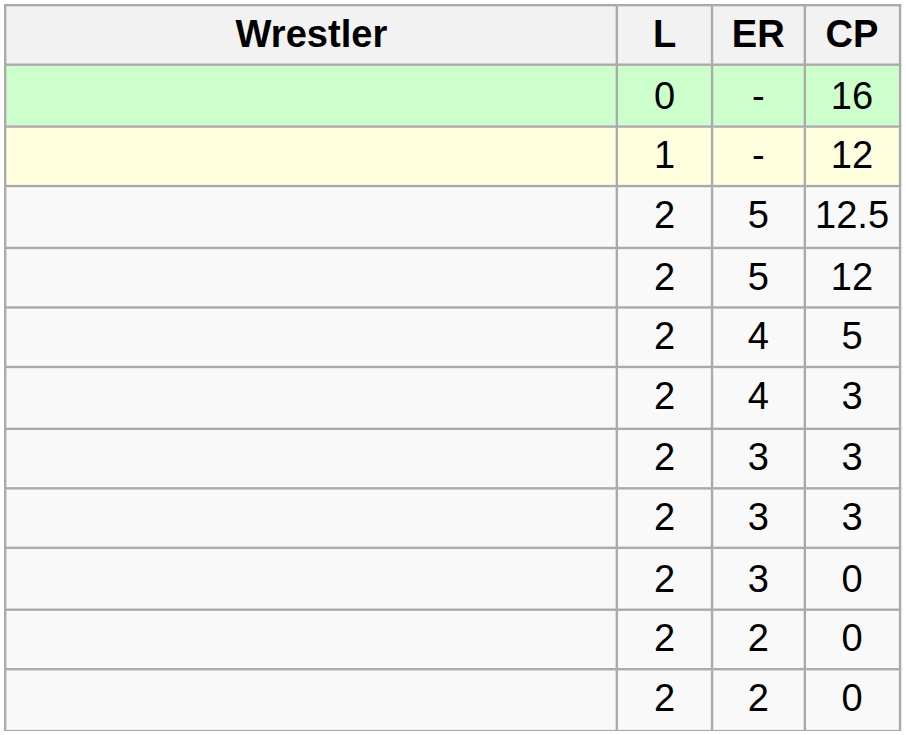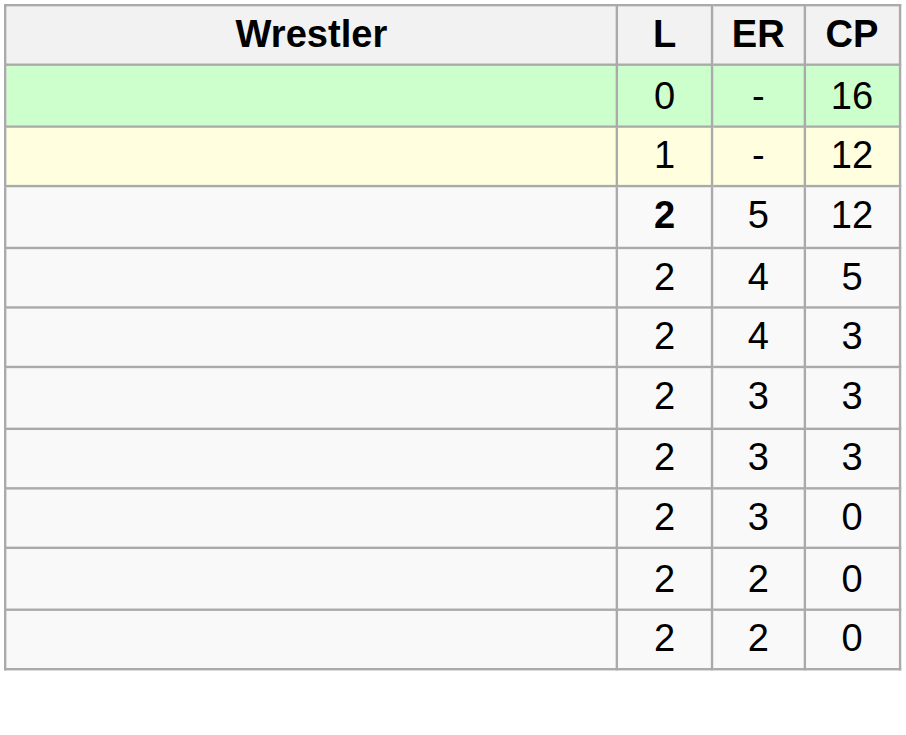- row: (758, 215)
(665, 276) normal -> (665, 215) bold
